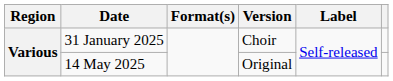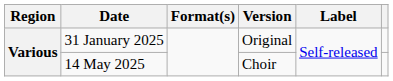(259, 40) Choir -> (267, 40) Original
(267, 64) Original -> (259, 64) Choir
